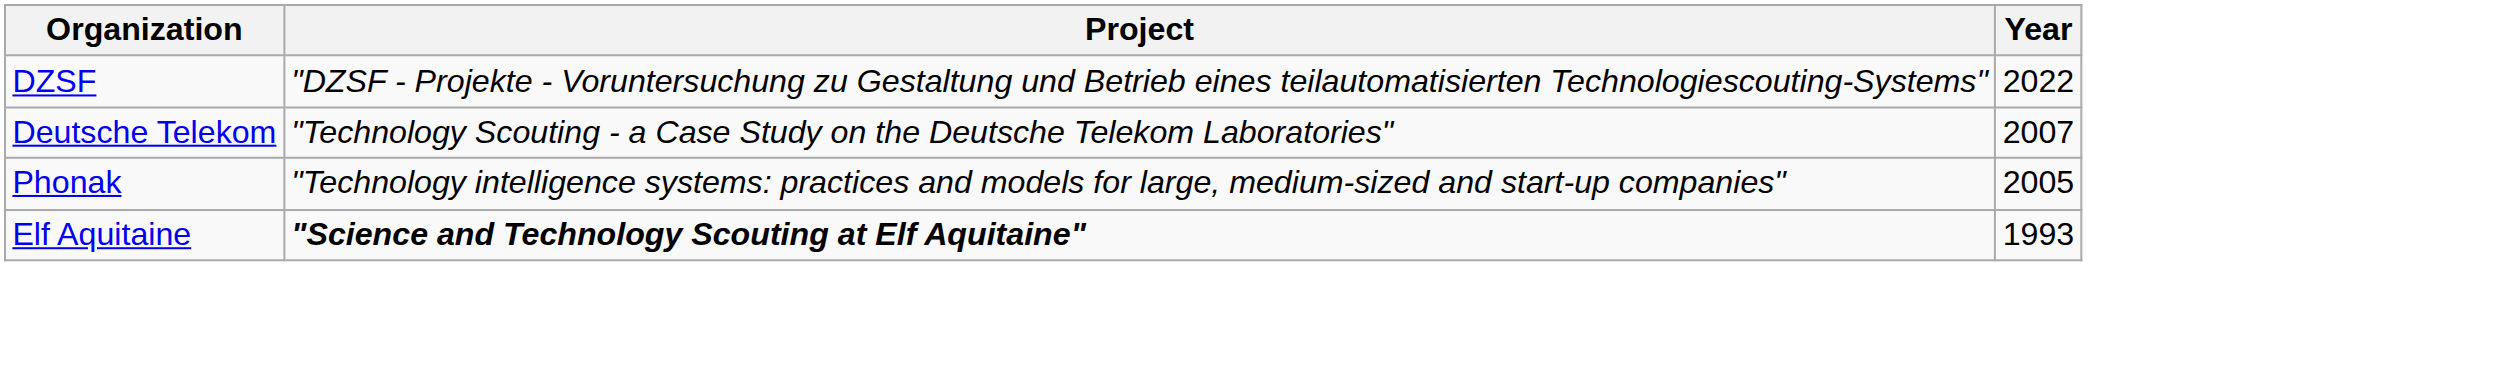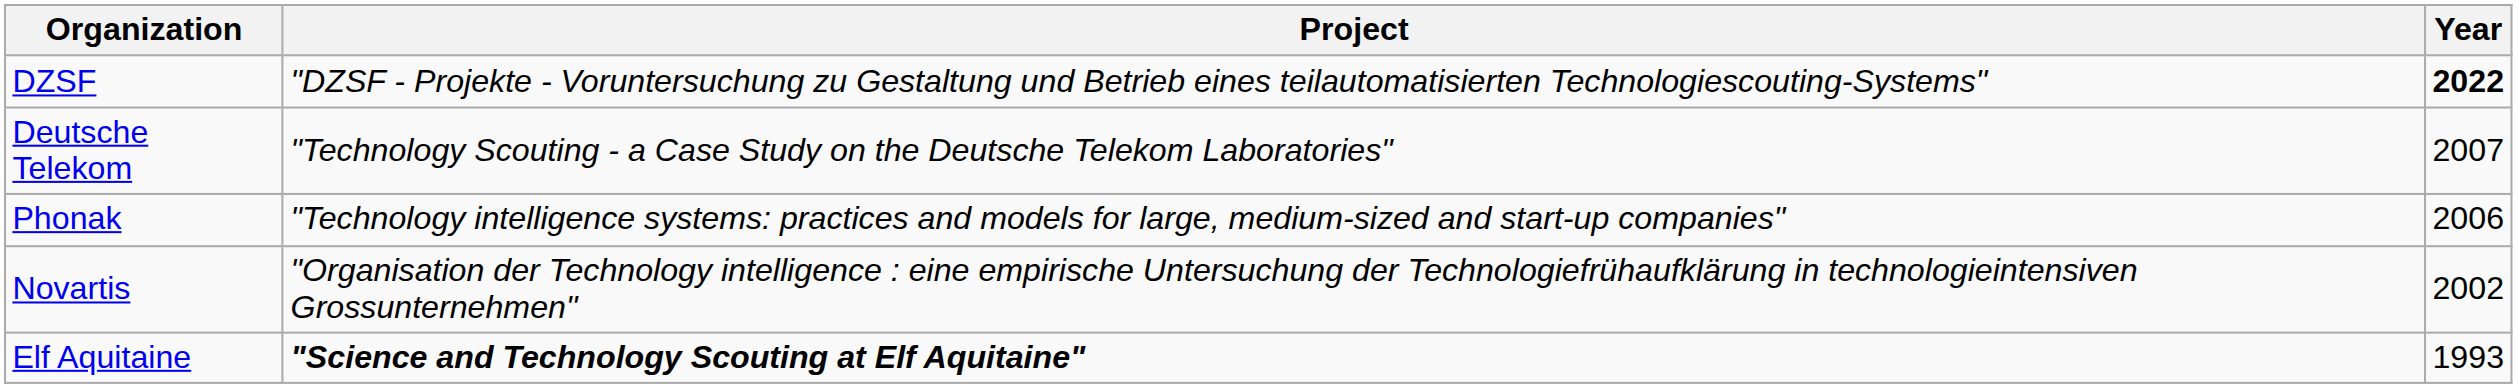(2038, 81) normal -> (2468, 81) bold
(2038, 183) 2005 -> (2468, 219) 2006
+ row: (71, 288)
